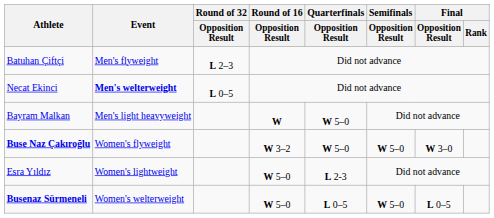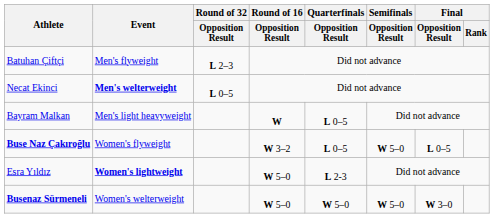(336, 122) W 5–0 -> (336, 122) L 0–5
(336, 149) W 5–0 -> (336, 149) L 0–5
(439, 149) W 3–0 -> (439, 149) L 0–5
(136, 171) normal -> (139, 171) bold
(336, 205) L 0–5 -> (336, 205) W 5–0
(439, 205) L 0–5 -> (439, 205) W 3–0
